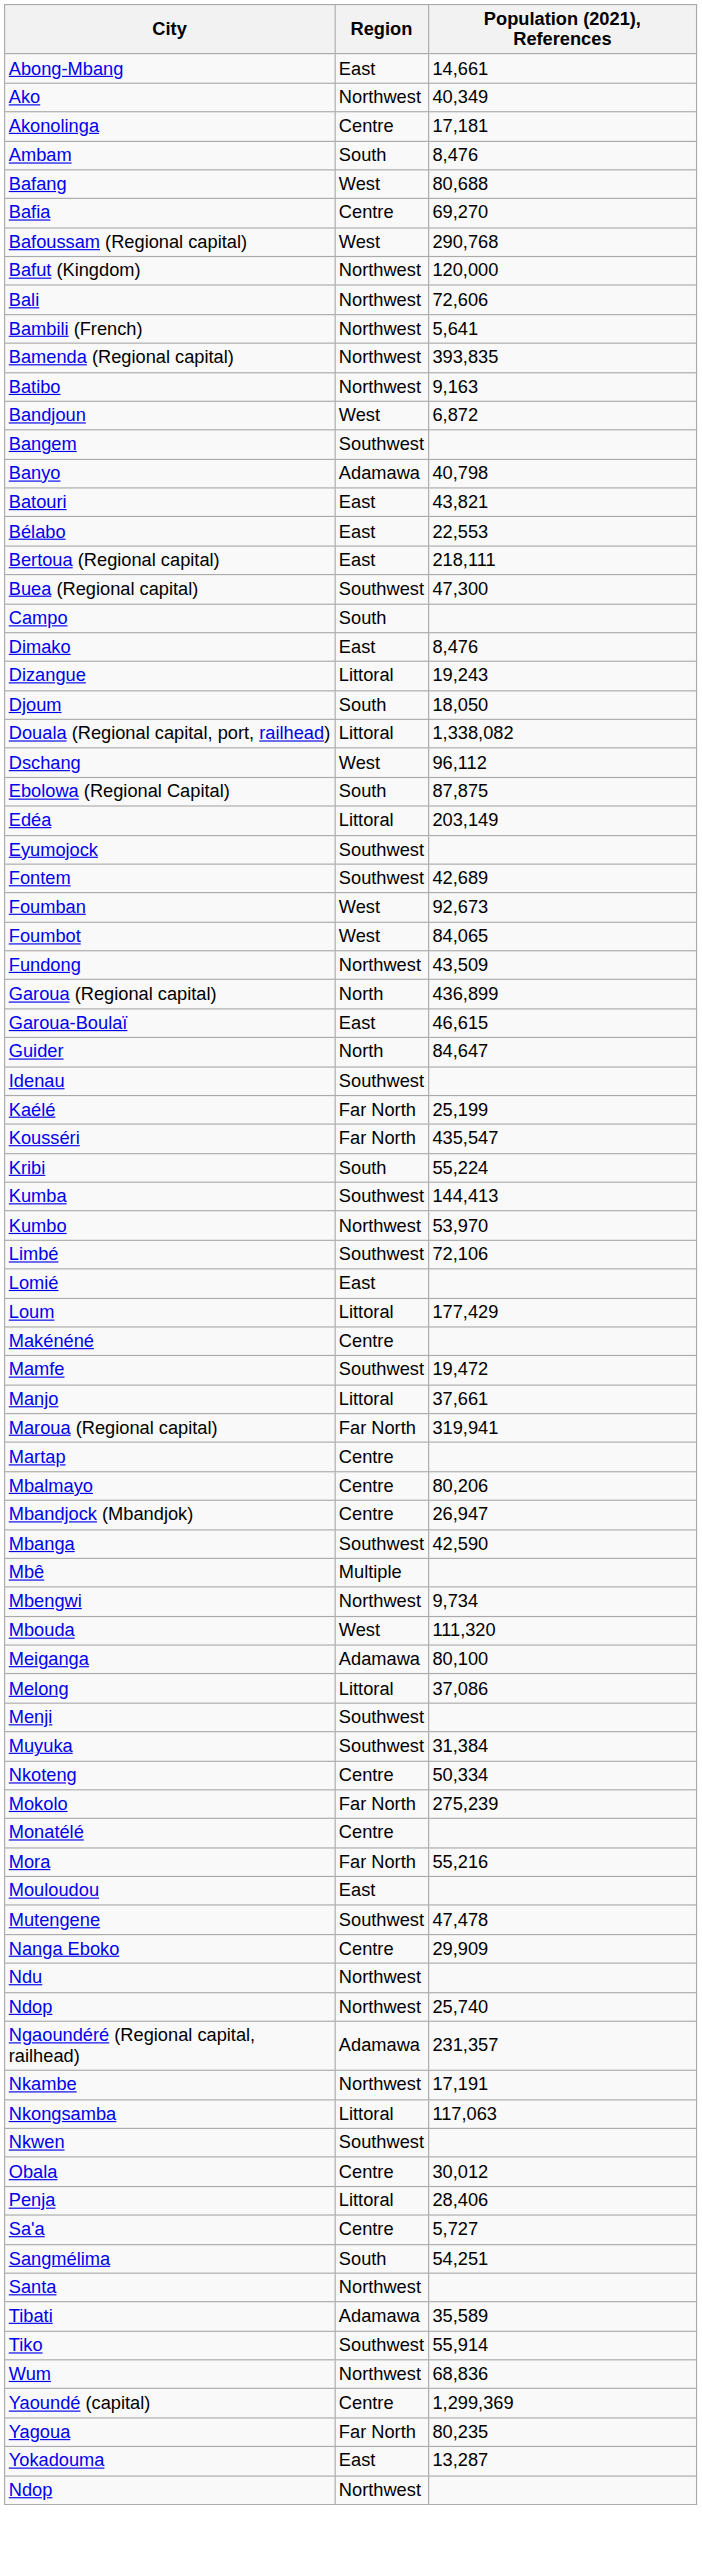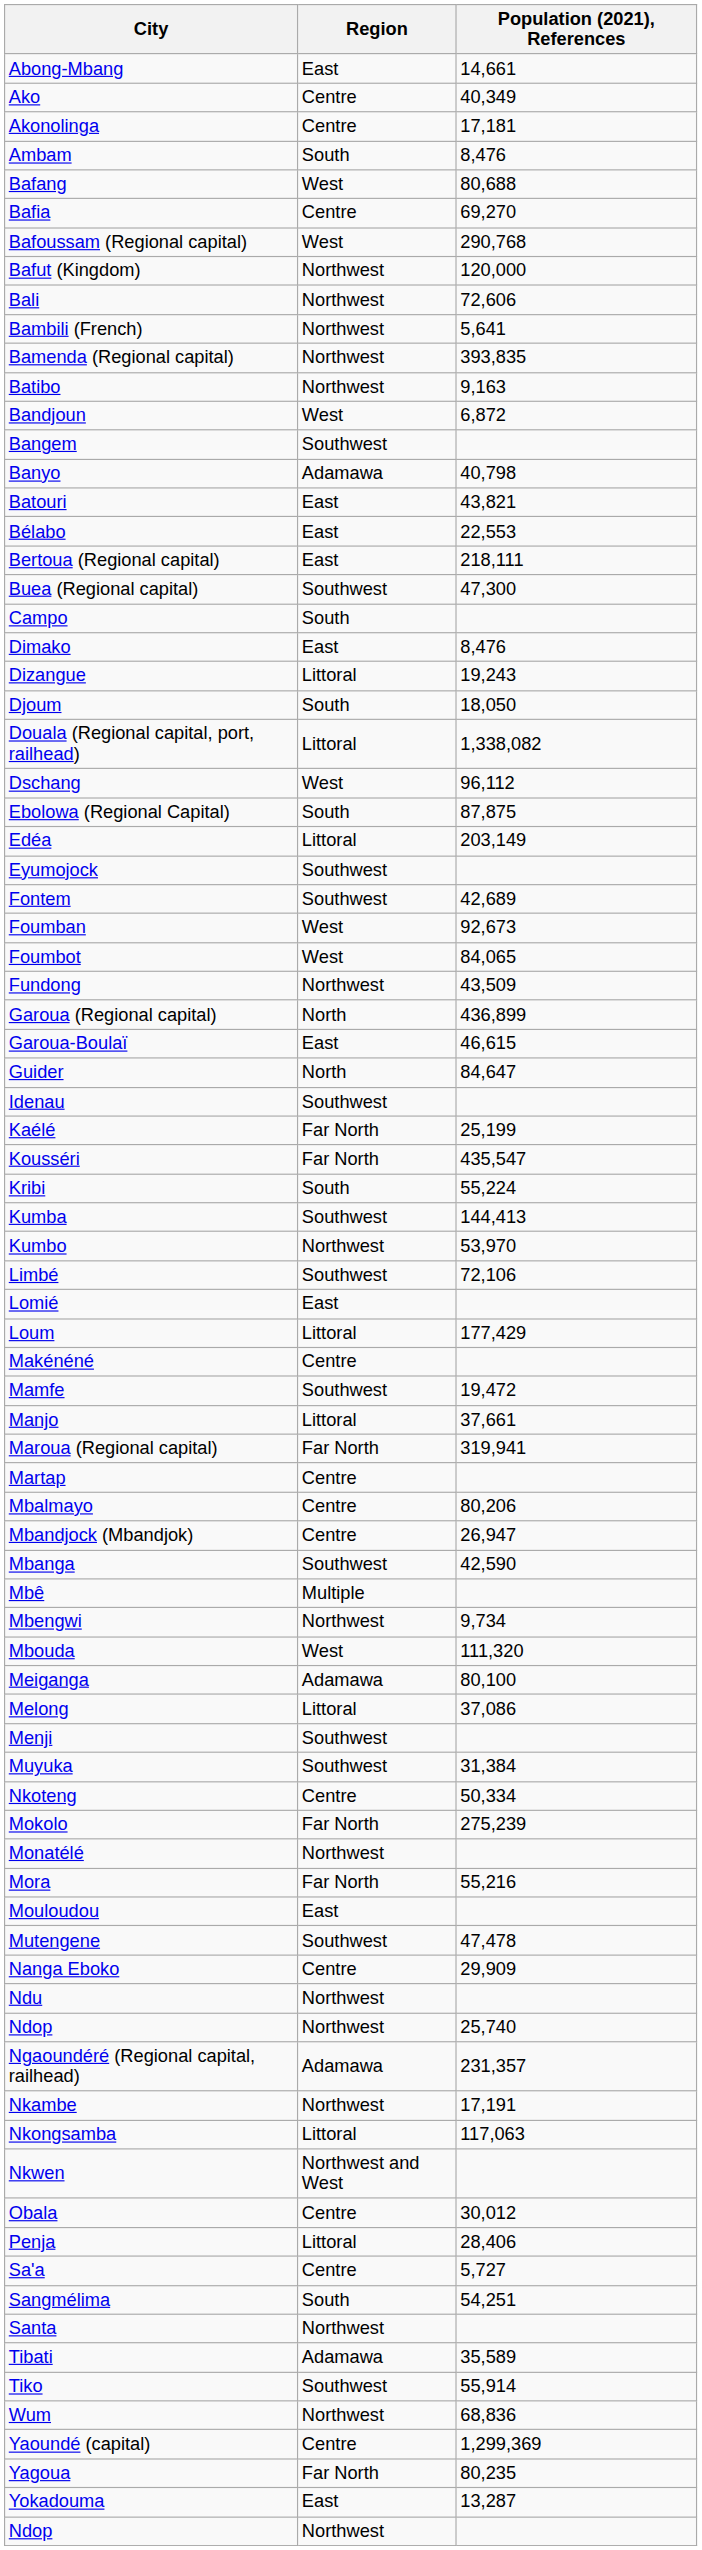(380, 97) Northwest -> (329, 97) Centre
(366, 1832) Centre -> (343, 1853) Northwest
(381, 2142) Southwest -> (361, 2173) Northwest and West
